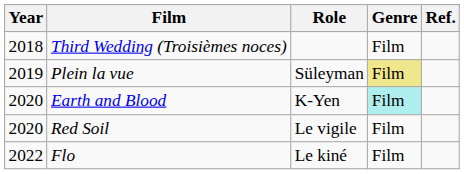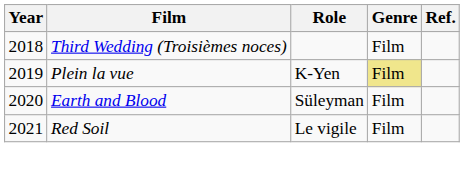(329, 73) Süleyman -> (317, 73) K-Yen
(317, 100) K-Yen -> (329, 100) Süleyman
(388, 100) paleturquoise background -> (388, 100) no background
(26, 127) 2020 -> (26, 127) 2021
- row: (63, 155)
